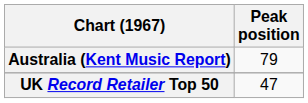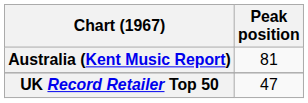(269, 60) 79 -> (269, 60) 81
